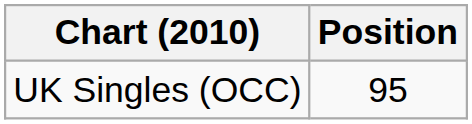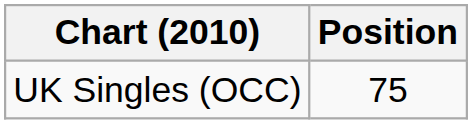(388, 88) 95 -> (388, 88) 75
